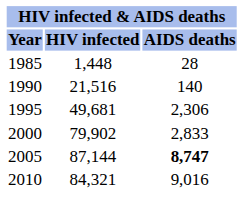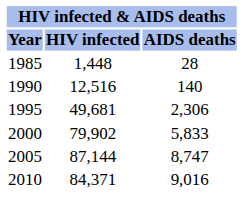(93, 86) 21,516 -> (93, 86) 12,516
(190, 133) 2,833 -> (190, 133) 5,833
(190, 156) bold -> (190, 156) normal
(93, 179) 84,321 -> (93, 179) 84,371
